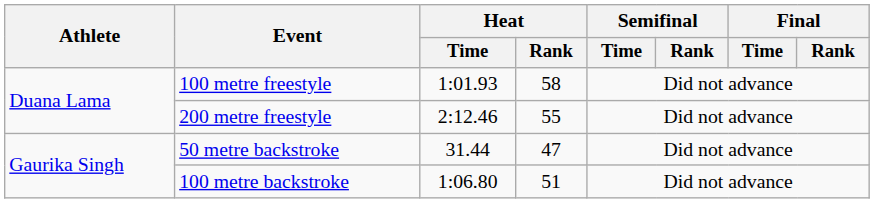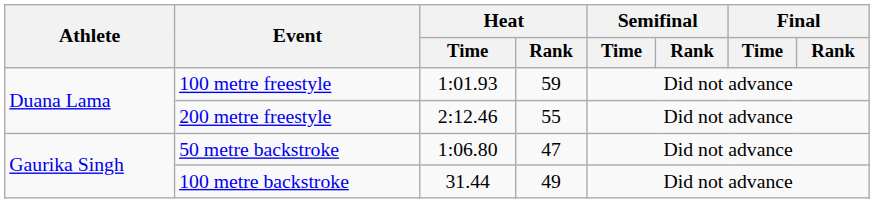(551, 84) 58 -> (551, 84) 59
(468, 149) 31.44 -> (468, 149) 1:06.80
(468, 182) 1:06.80 -> (468, 182) 31.44
(551, 182) 51 -> (551, 182) 49
